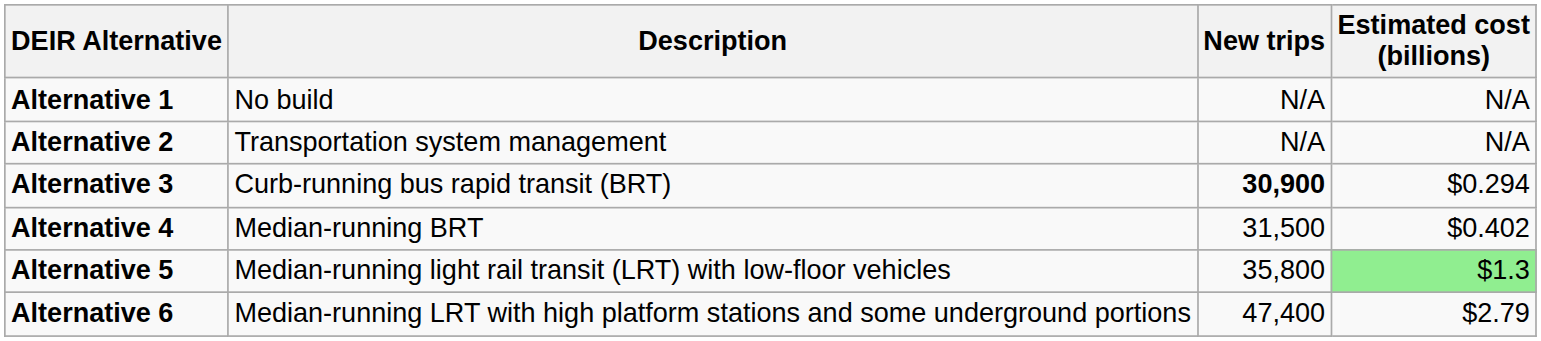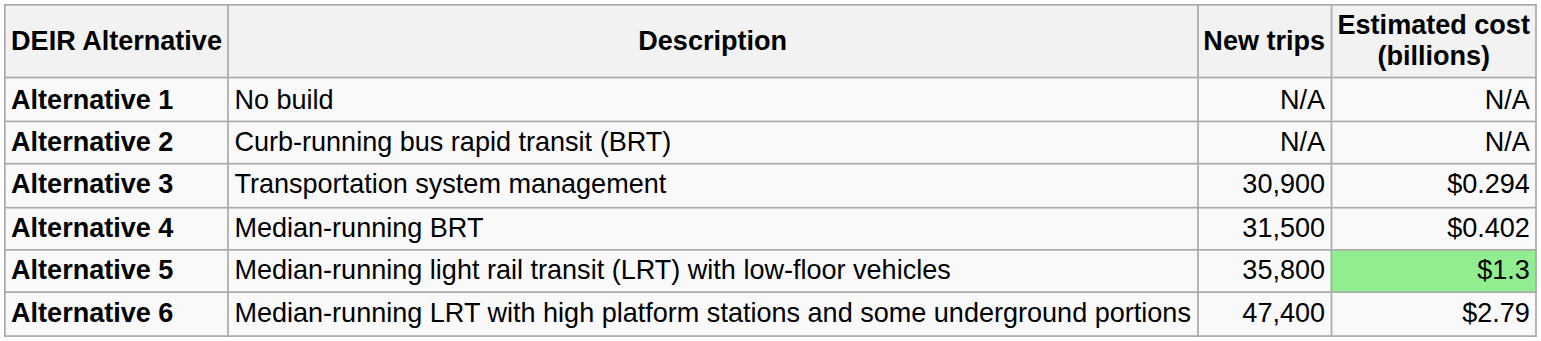(450, 142) Transportation system management -> (453, 142) Curb-running bus rapid transit (BRT)
(453, 185) Curb-running bus rapid transit (BRT) -> (450, 185) Transportation system management
(1284, 185) bold -> (1284, 185) normal
